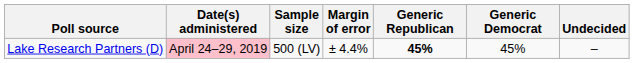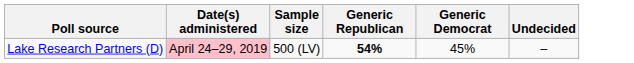- column: (348, 22)
(420, 48) 45% -> (370, 48) 54%
